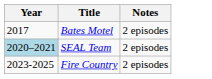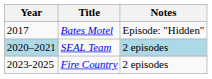(145, 30) 2 episodes -> (163, 30) Episode: "Hidden"
(145, 47) no background -> (145, 47) lightblue background
